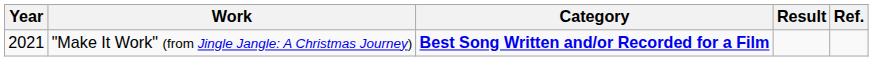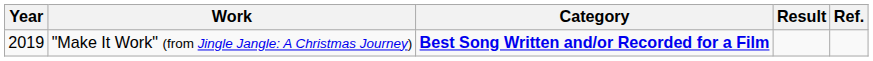(26, 42) 2021 -> (26, 42) 2019
